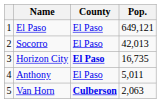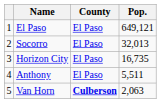(135, 43) 42,013 -> (135, 43) 32,013
(89, 59) bold -> (88, 59) normal
(132, 75) 5,011 -> (132, 75) 5,511
